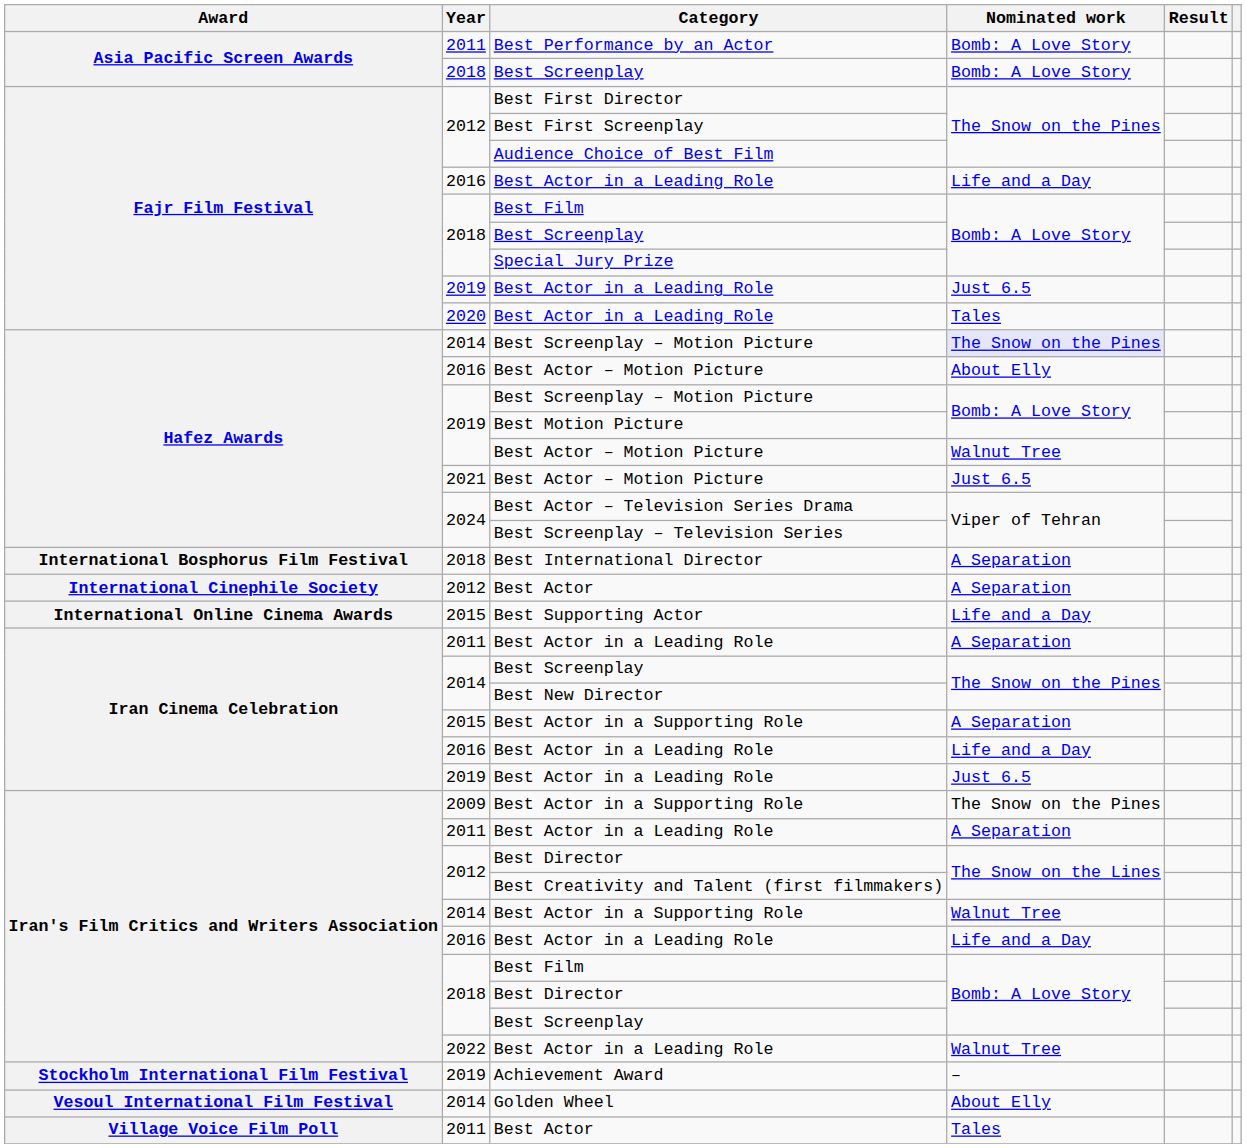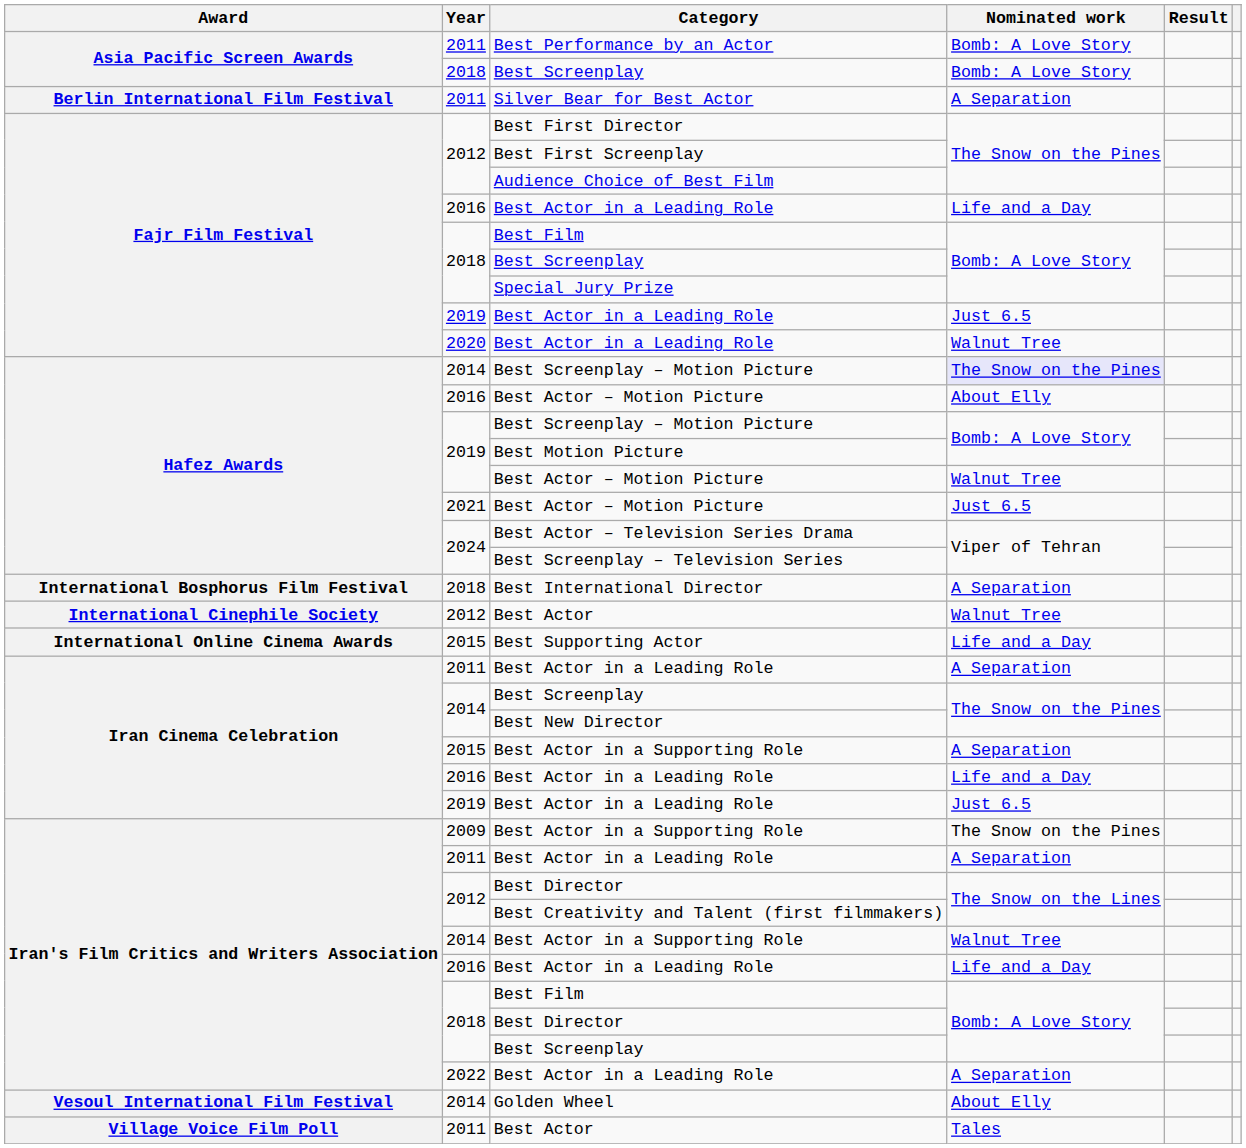+ row: (466, 100)
(976, 317) Tales -> (1006, 344) Walnut Tree
(1011, 588) A Separation -> (1006, 615) Walnut Tree
(1006, 1049) Walnut Tree -> (1011, 1076) A Separation
- row: (466, 1076)
